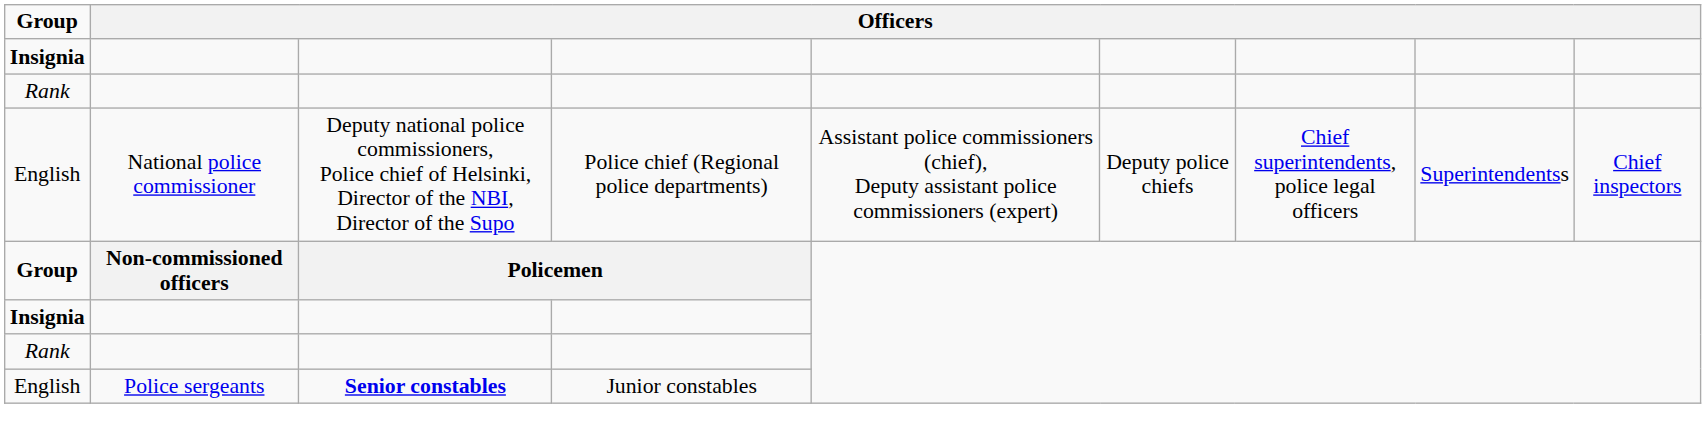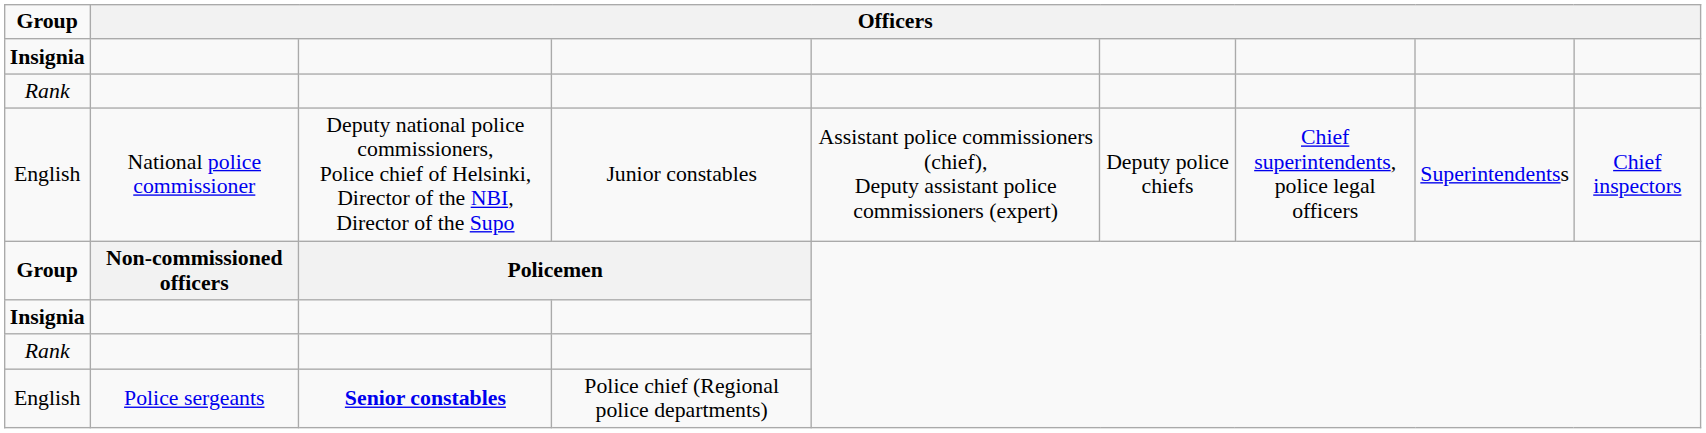(682, 174) Police chief (Regional police departments) -> (682, 174) Junior constables
(682, 385) Junior constables -> (682, 397) Police chief (Regional police departments)
